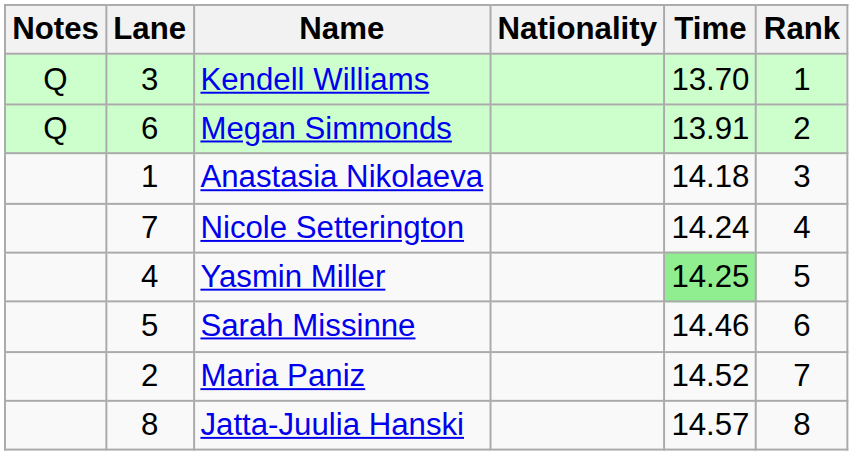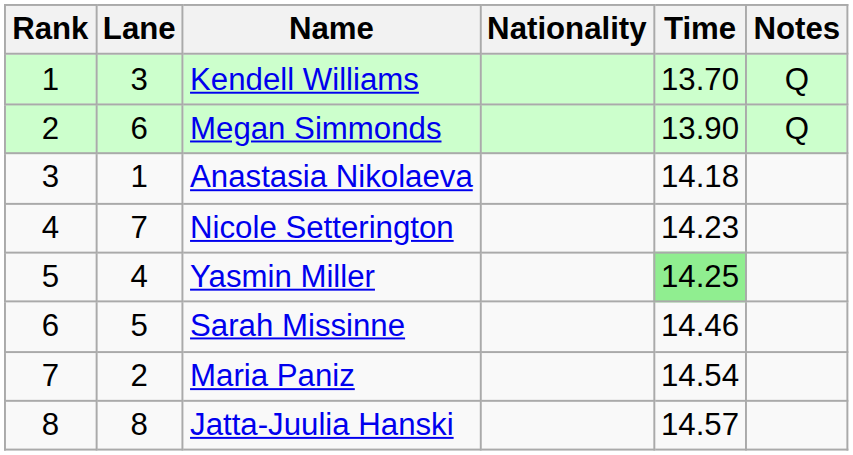columns swapped: (802, 29) <-> (56, 29)
(710, 128) 13.91 -> (700, 128) 13.90
(710, 227) 14.24 -> (700, 227) 14.23
(710, 375) 14.52 -> (700, 375) 14.54
